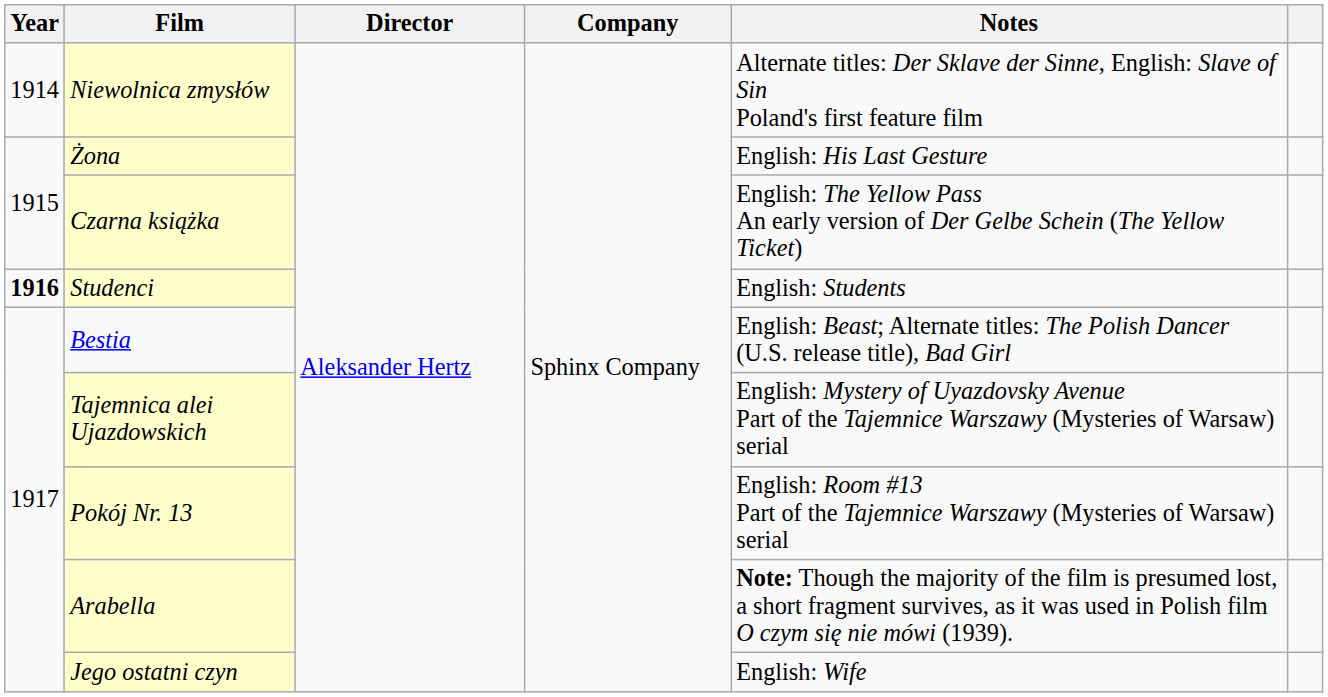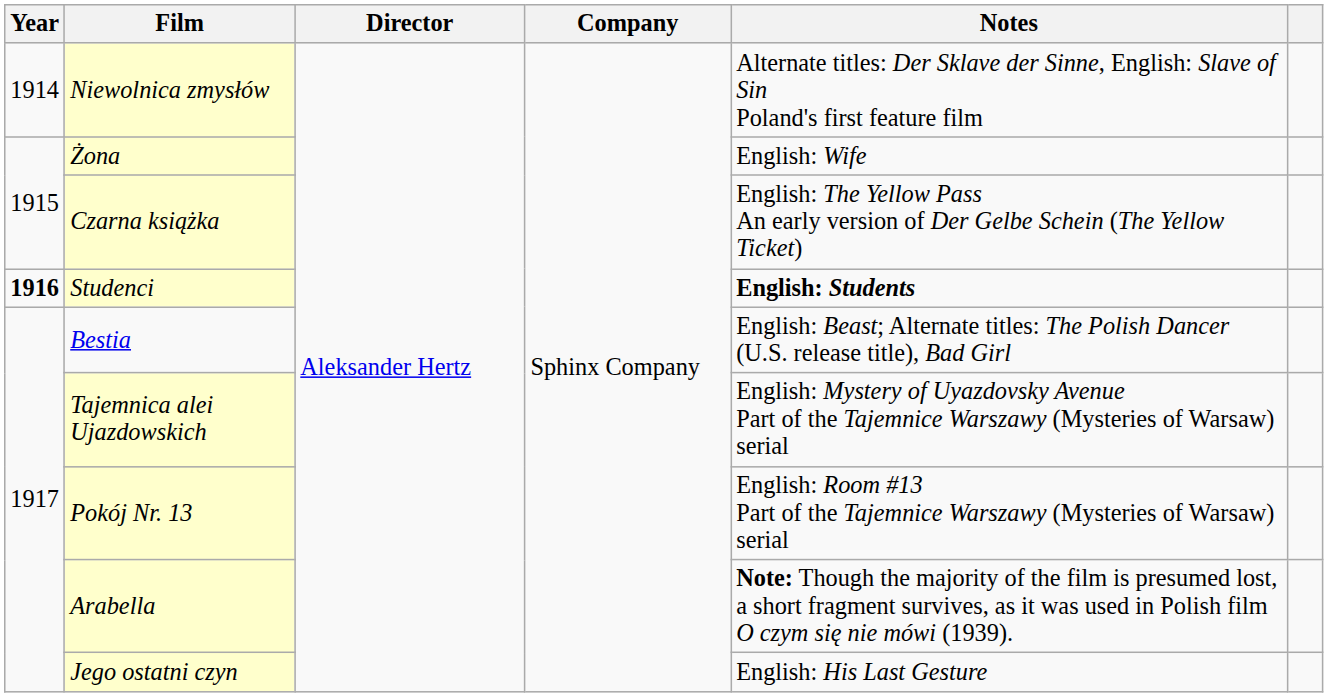(862, 155) English: His Last Gesture -> (801, 155) English: Wife
(821, 287) normal -> (826, 287) bold
(801, 671) English: Wife -> (862, 671) English: His Last Gesture
